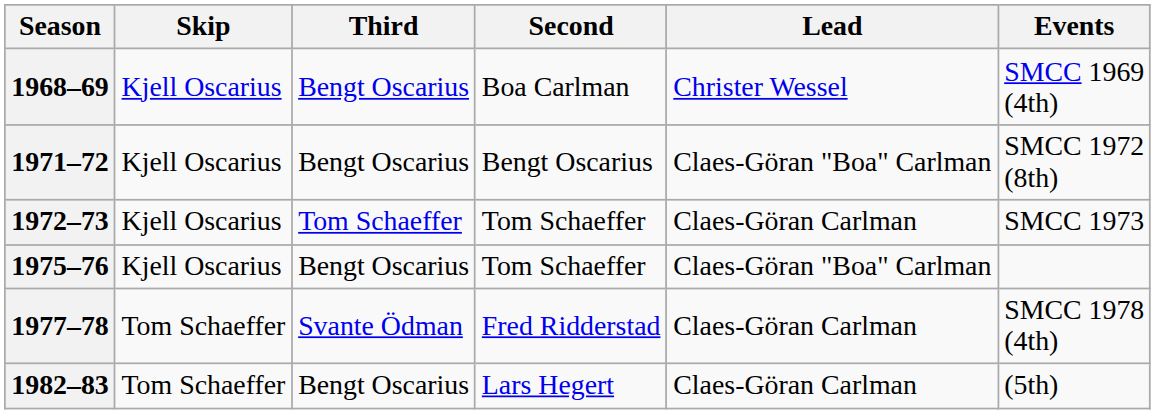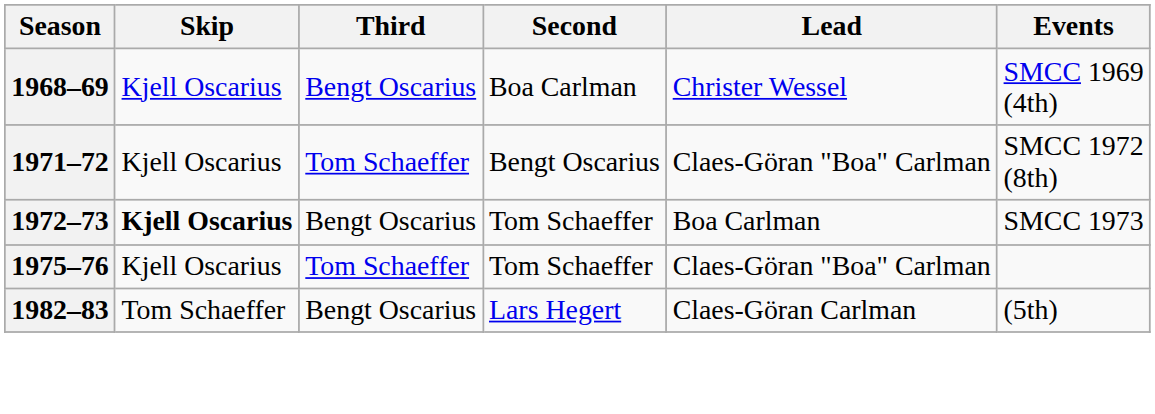(384, 161) Bengt Oscarius -> (387, 161) Tom Schaeffer
(202, 221) normal -> (207, 221) bold
(380, 221) Tom Schaeffer -> (391, 221) Bengt Oscarius
(795, 221) Claes-Göran Carlman -> (747, 221) Boa Carlman
(384, 265) Bengt Oscarius -> (387, 265) Tom Schaeffer
- row: (60, 325)
